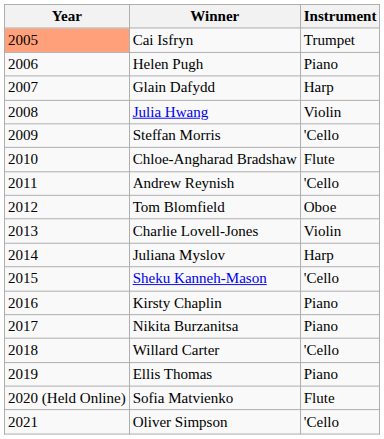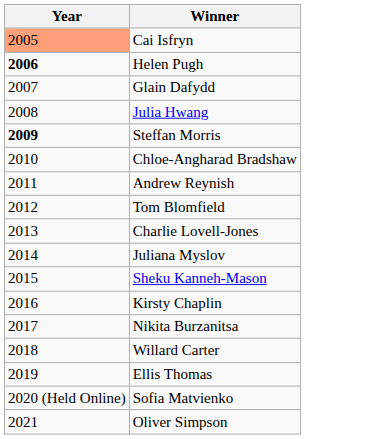- column: (340, 16)
(23, 64) normal -> (23, 64) bold
(23, 135) normal -> (23, 135) bold
